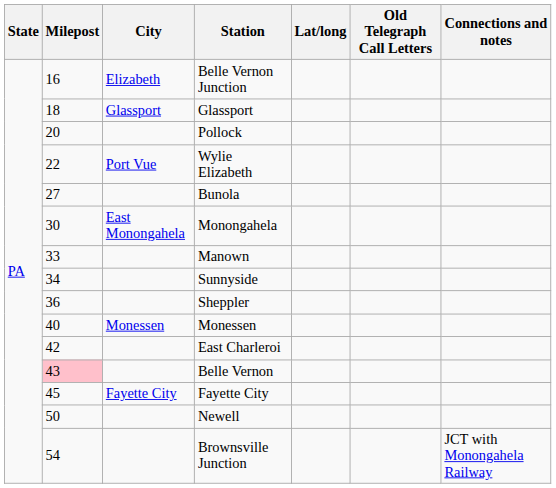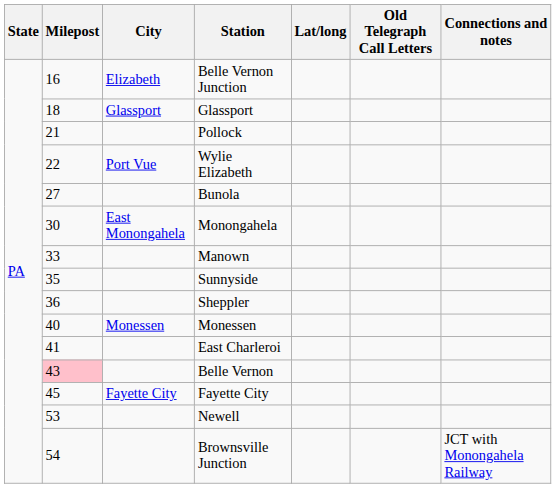(53, 133) 20 -> (53, 133) 21
(53, 279) 34 -> (53, 279) 35
(53, 348) 42 -> (53, 348) 41
(53, 416) 50 -> (53, 416) 53
